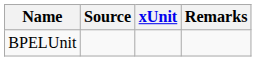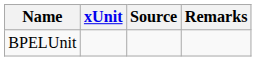columns swapped: (158, 17) <-> (108, 17)
